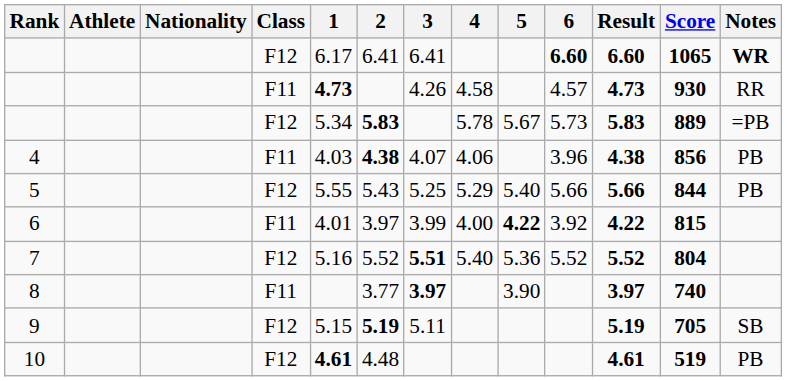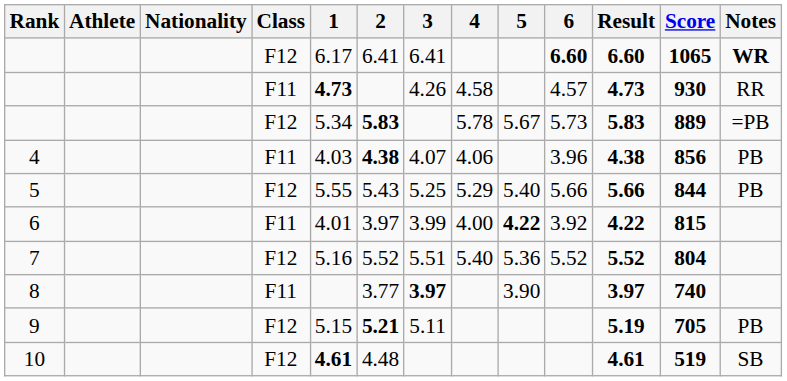(428, 257) bold -> (428, 257) normal
(381, 325) 5.19 -> (381, 325) 5.21
(751, 325) SB -> (751, 325) PB
(751, 358) PB -> (751, 358) SB
